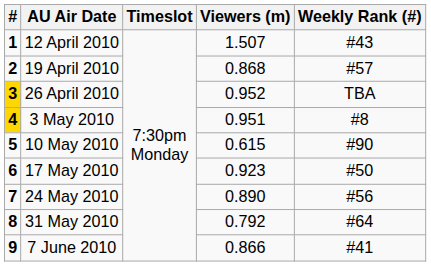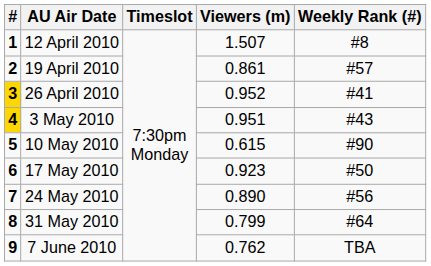(360, 42) #43 -> (360, 42) #8
(245, 68) 0.868 -> (245, 68) 0.861
(360, 94) TBA -> (360, 94) #41
(360, 119) #8 -> (360, 119) #43
(245, 222) 0.792 -> (245, 222) 0.799
(245, 247) 0.866 -> (245, 247) 0.762
(360, 247) #41 -> (360, 247) TBA
